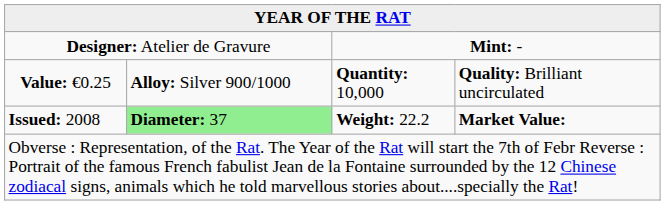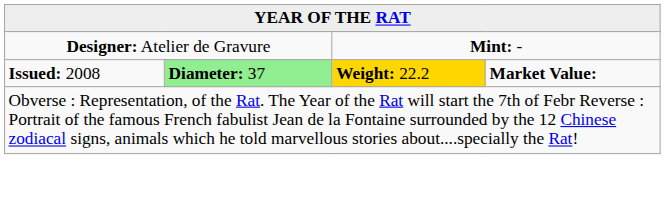- row: (65, 82)
(383, 119) no background -> (383, 73) gold background
